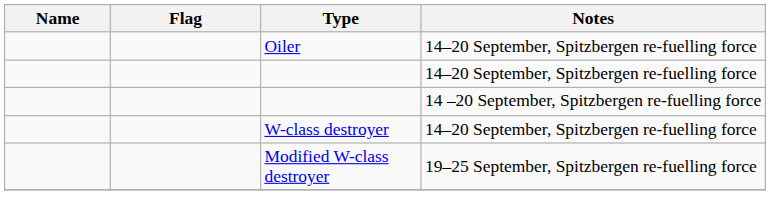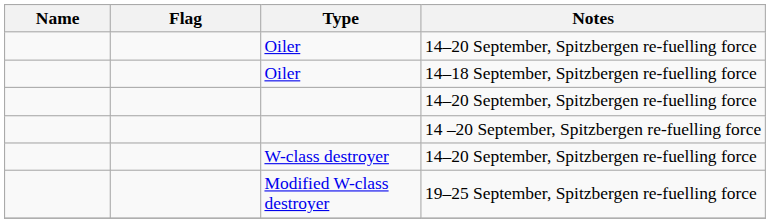+ row: (282, 73)
